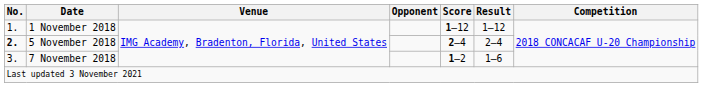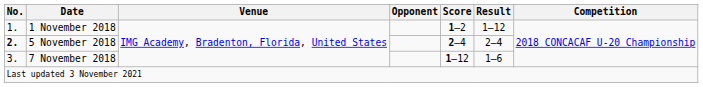(457, 28) 1–12 -> (457, 28) 1–2
(457, 59) 1–2 -> (457, 59) 1–12
